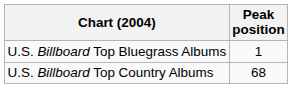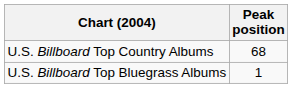rows swapped: (117, 51) <-> (110, 72)
